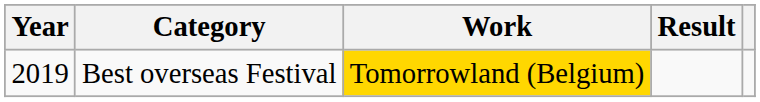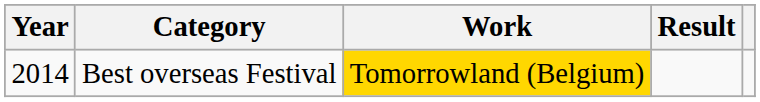(40, 72) 2019 -> (40, 72) 2014
